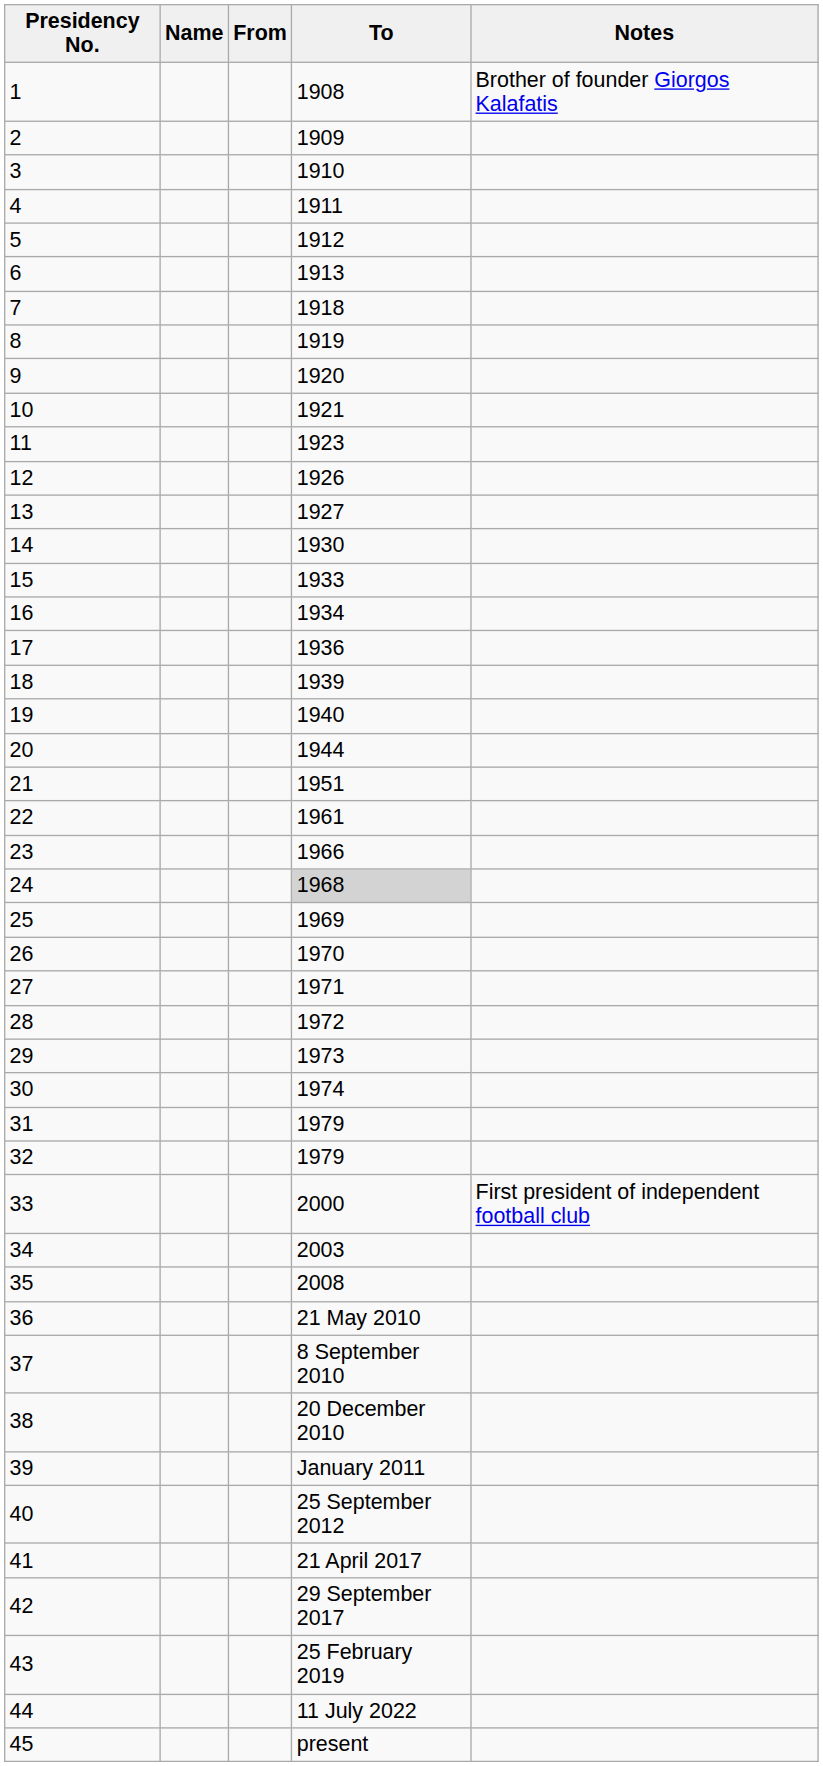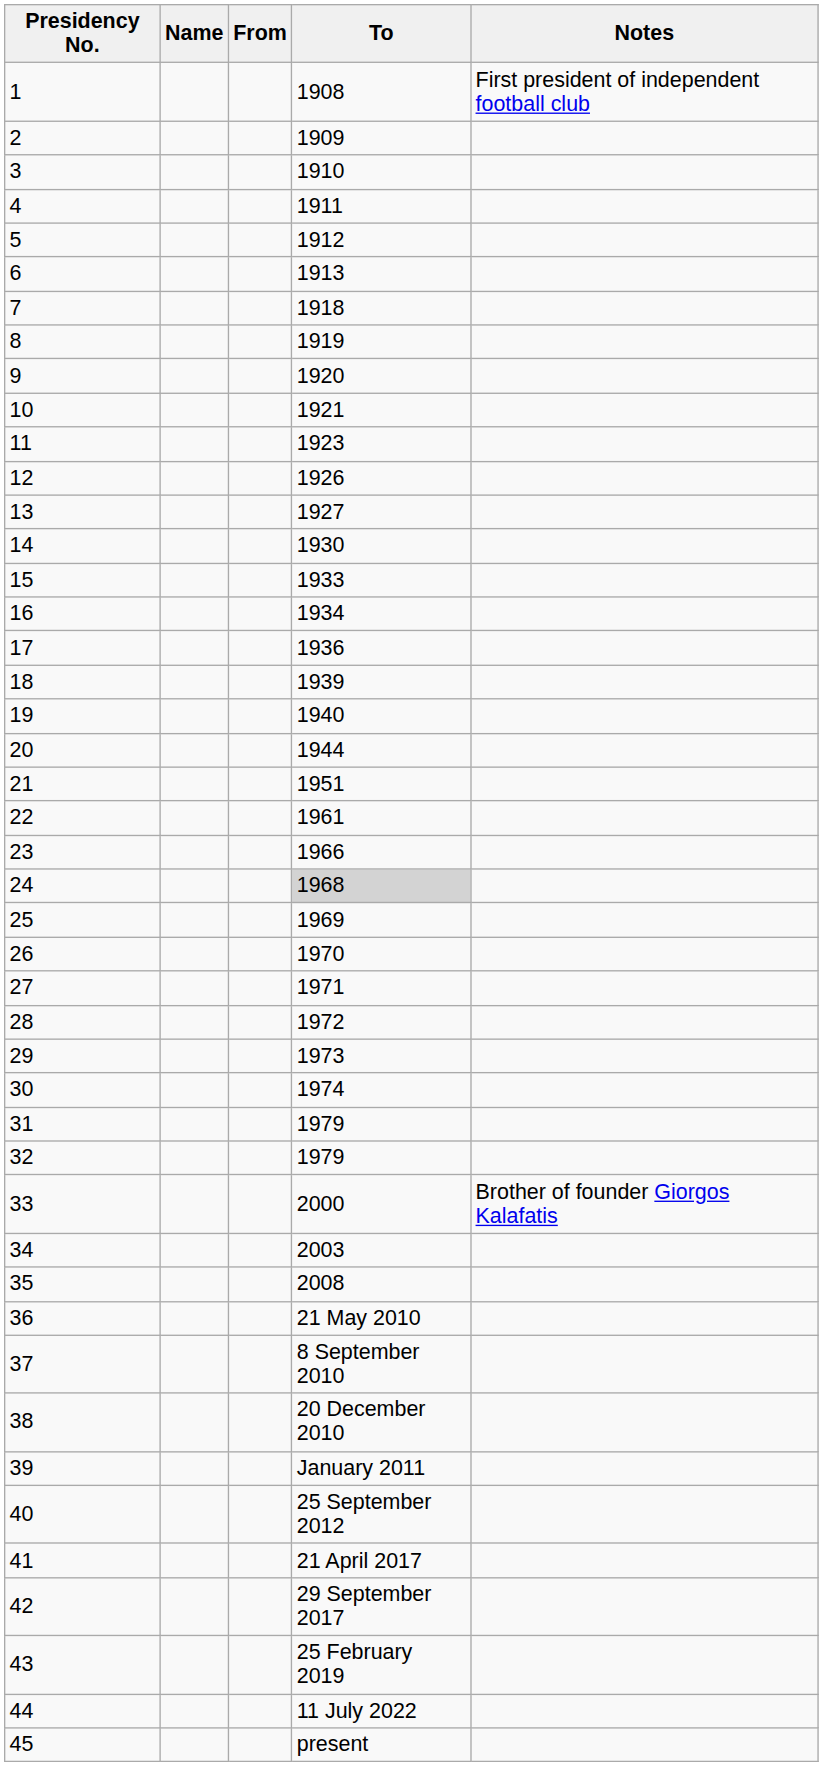(602, 91) Brother of founder Giorgos Kalafatis -> (617, 91) First president of independent football club
(617, 1203) First president of independent football club -> (602, 1203) Brother of founder Giorgos Kalafatis
